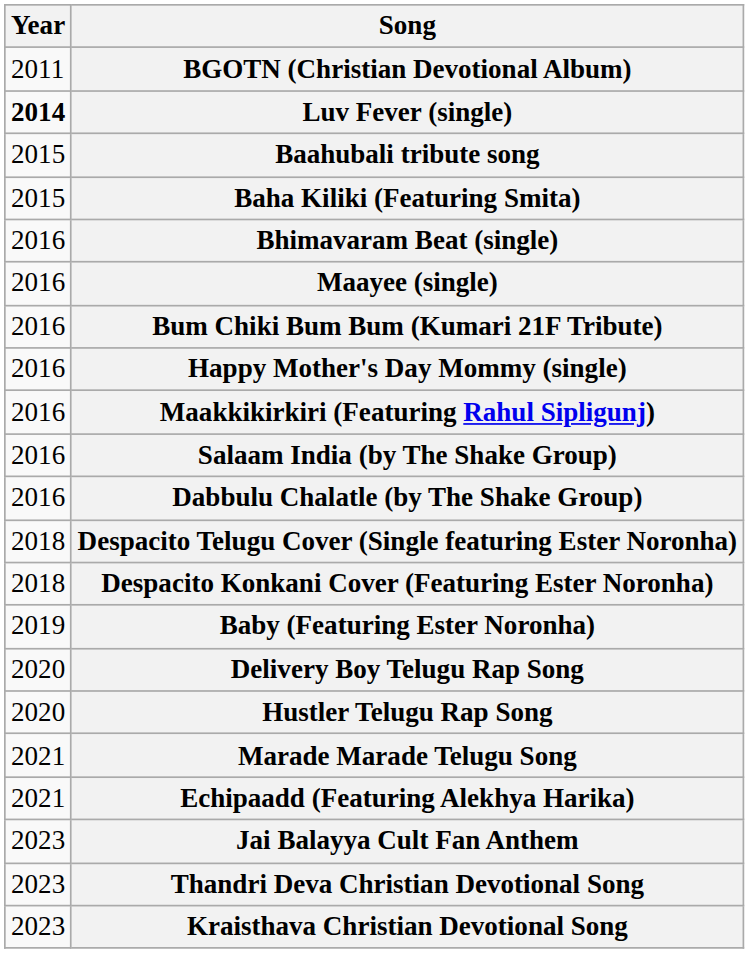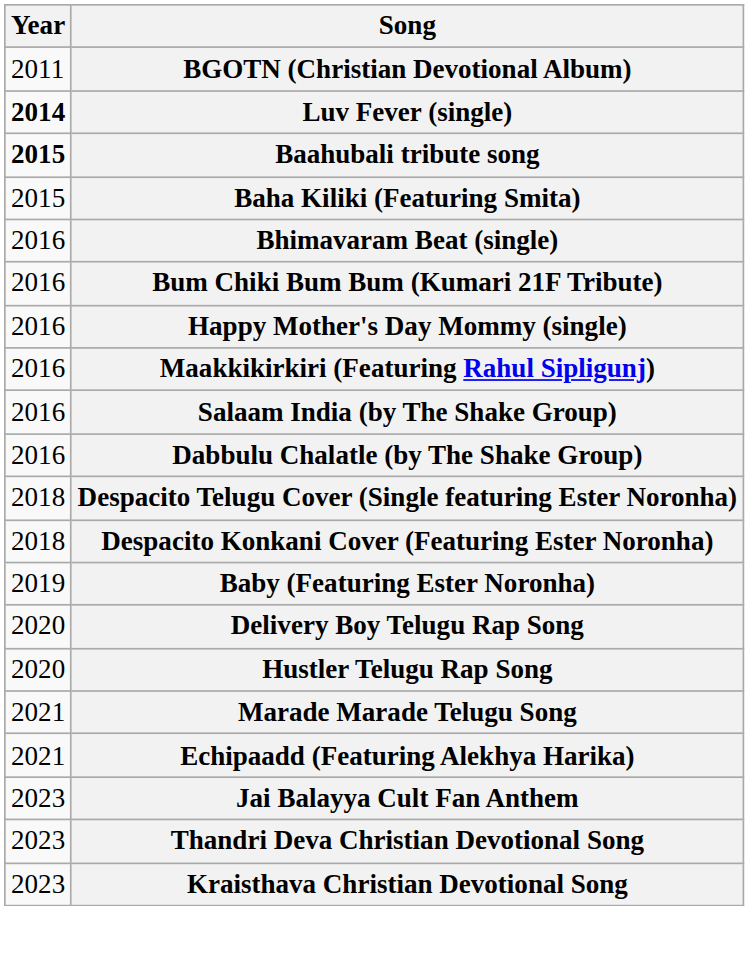(38, 154) normal -> (38, 154) bold
- row: (407, 283)
